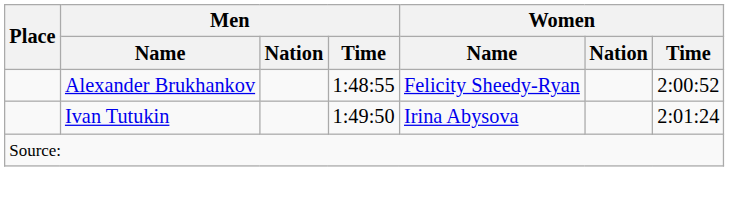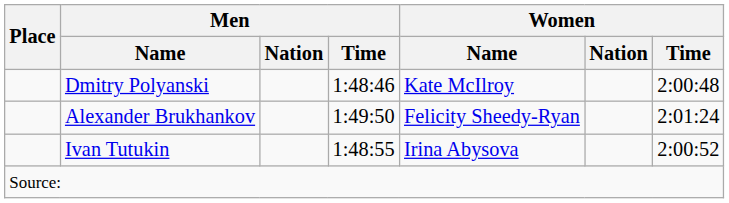+ row: (137, 85)
(364, 85) 1:48:55 -> (364, 117) 1:49:50
(688, 85) 2:00:52 -> (688, 117) 2:01:24
(364, 117) 1:49:50 -> (364, 149) 1:48:55
(688, 117) 2:01:24 -> (688, 149) 2:00:52
